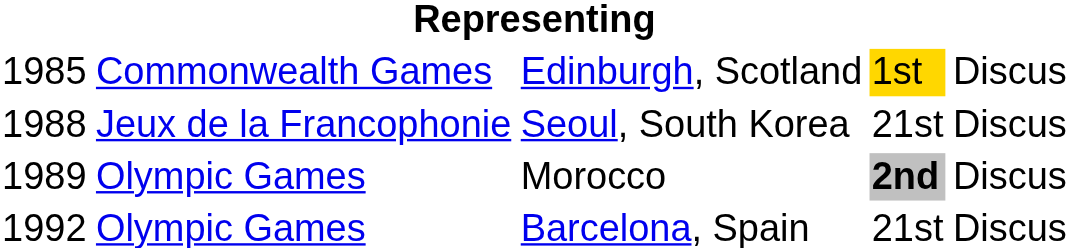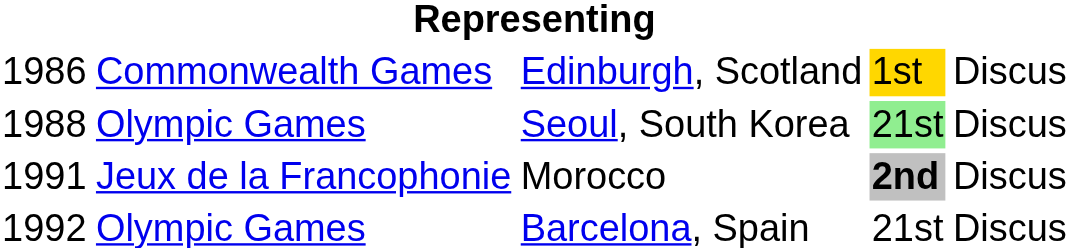(44, 71) 1985 -> (44, 71) 1986
(304, 124) Jeux de la Francophonie -> (231, 124) Olympic Games
(908, 124) no background -> (908, 124) lightgreen background
(44, 176) 1989 -> (44, 176) 1991
(231, 176) Olympic Games -> (304, 176) Jeux de la Francophonie
